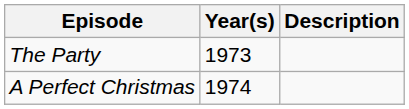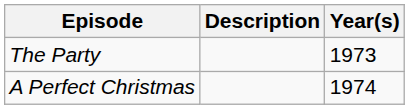columns swapped: (240, 21) <-> (342, 21)
